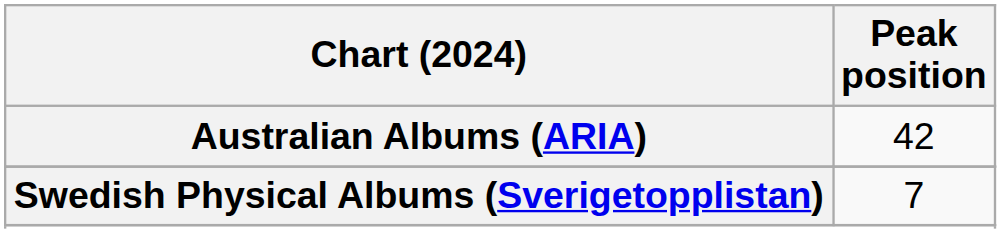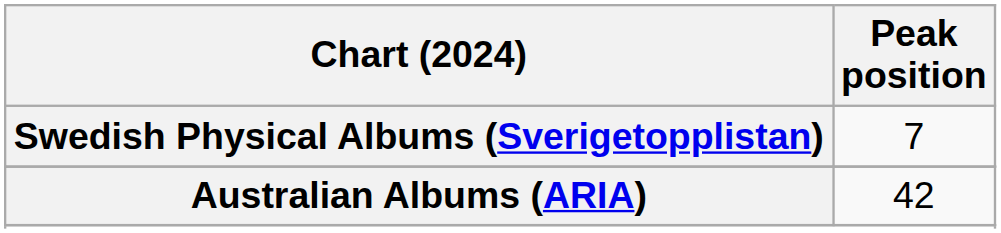rows swapped: (419, 135) <-> (419, 195)
